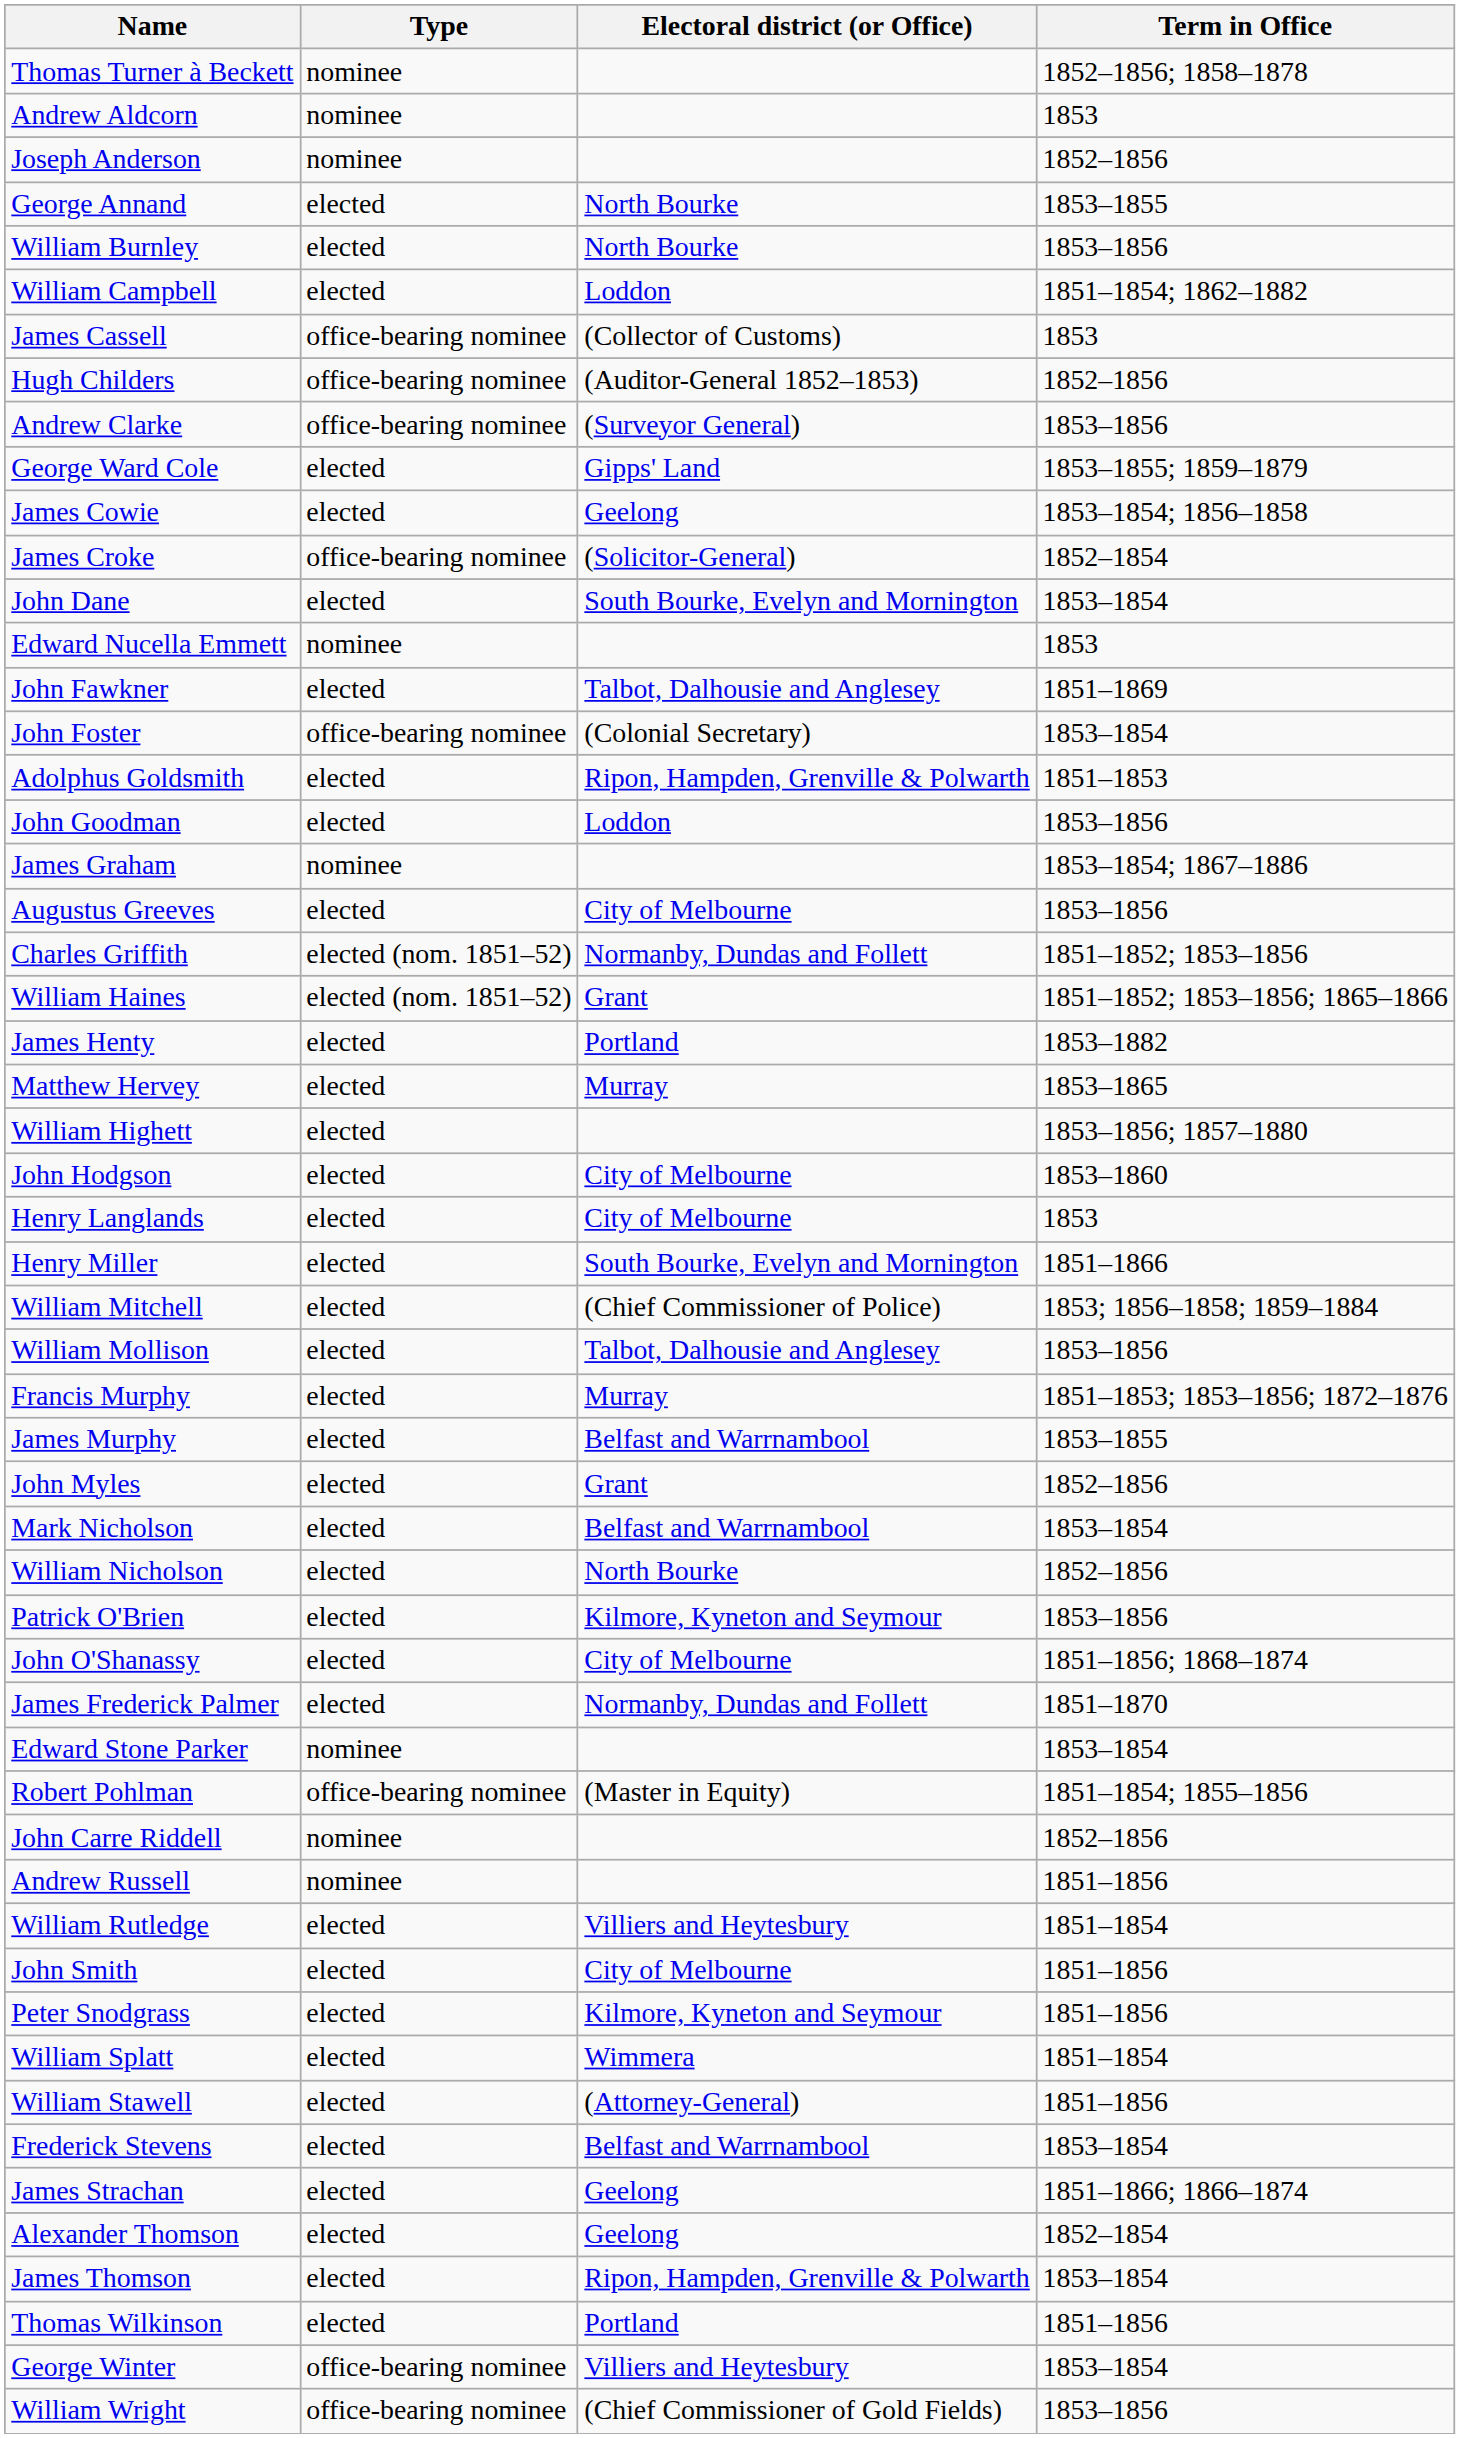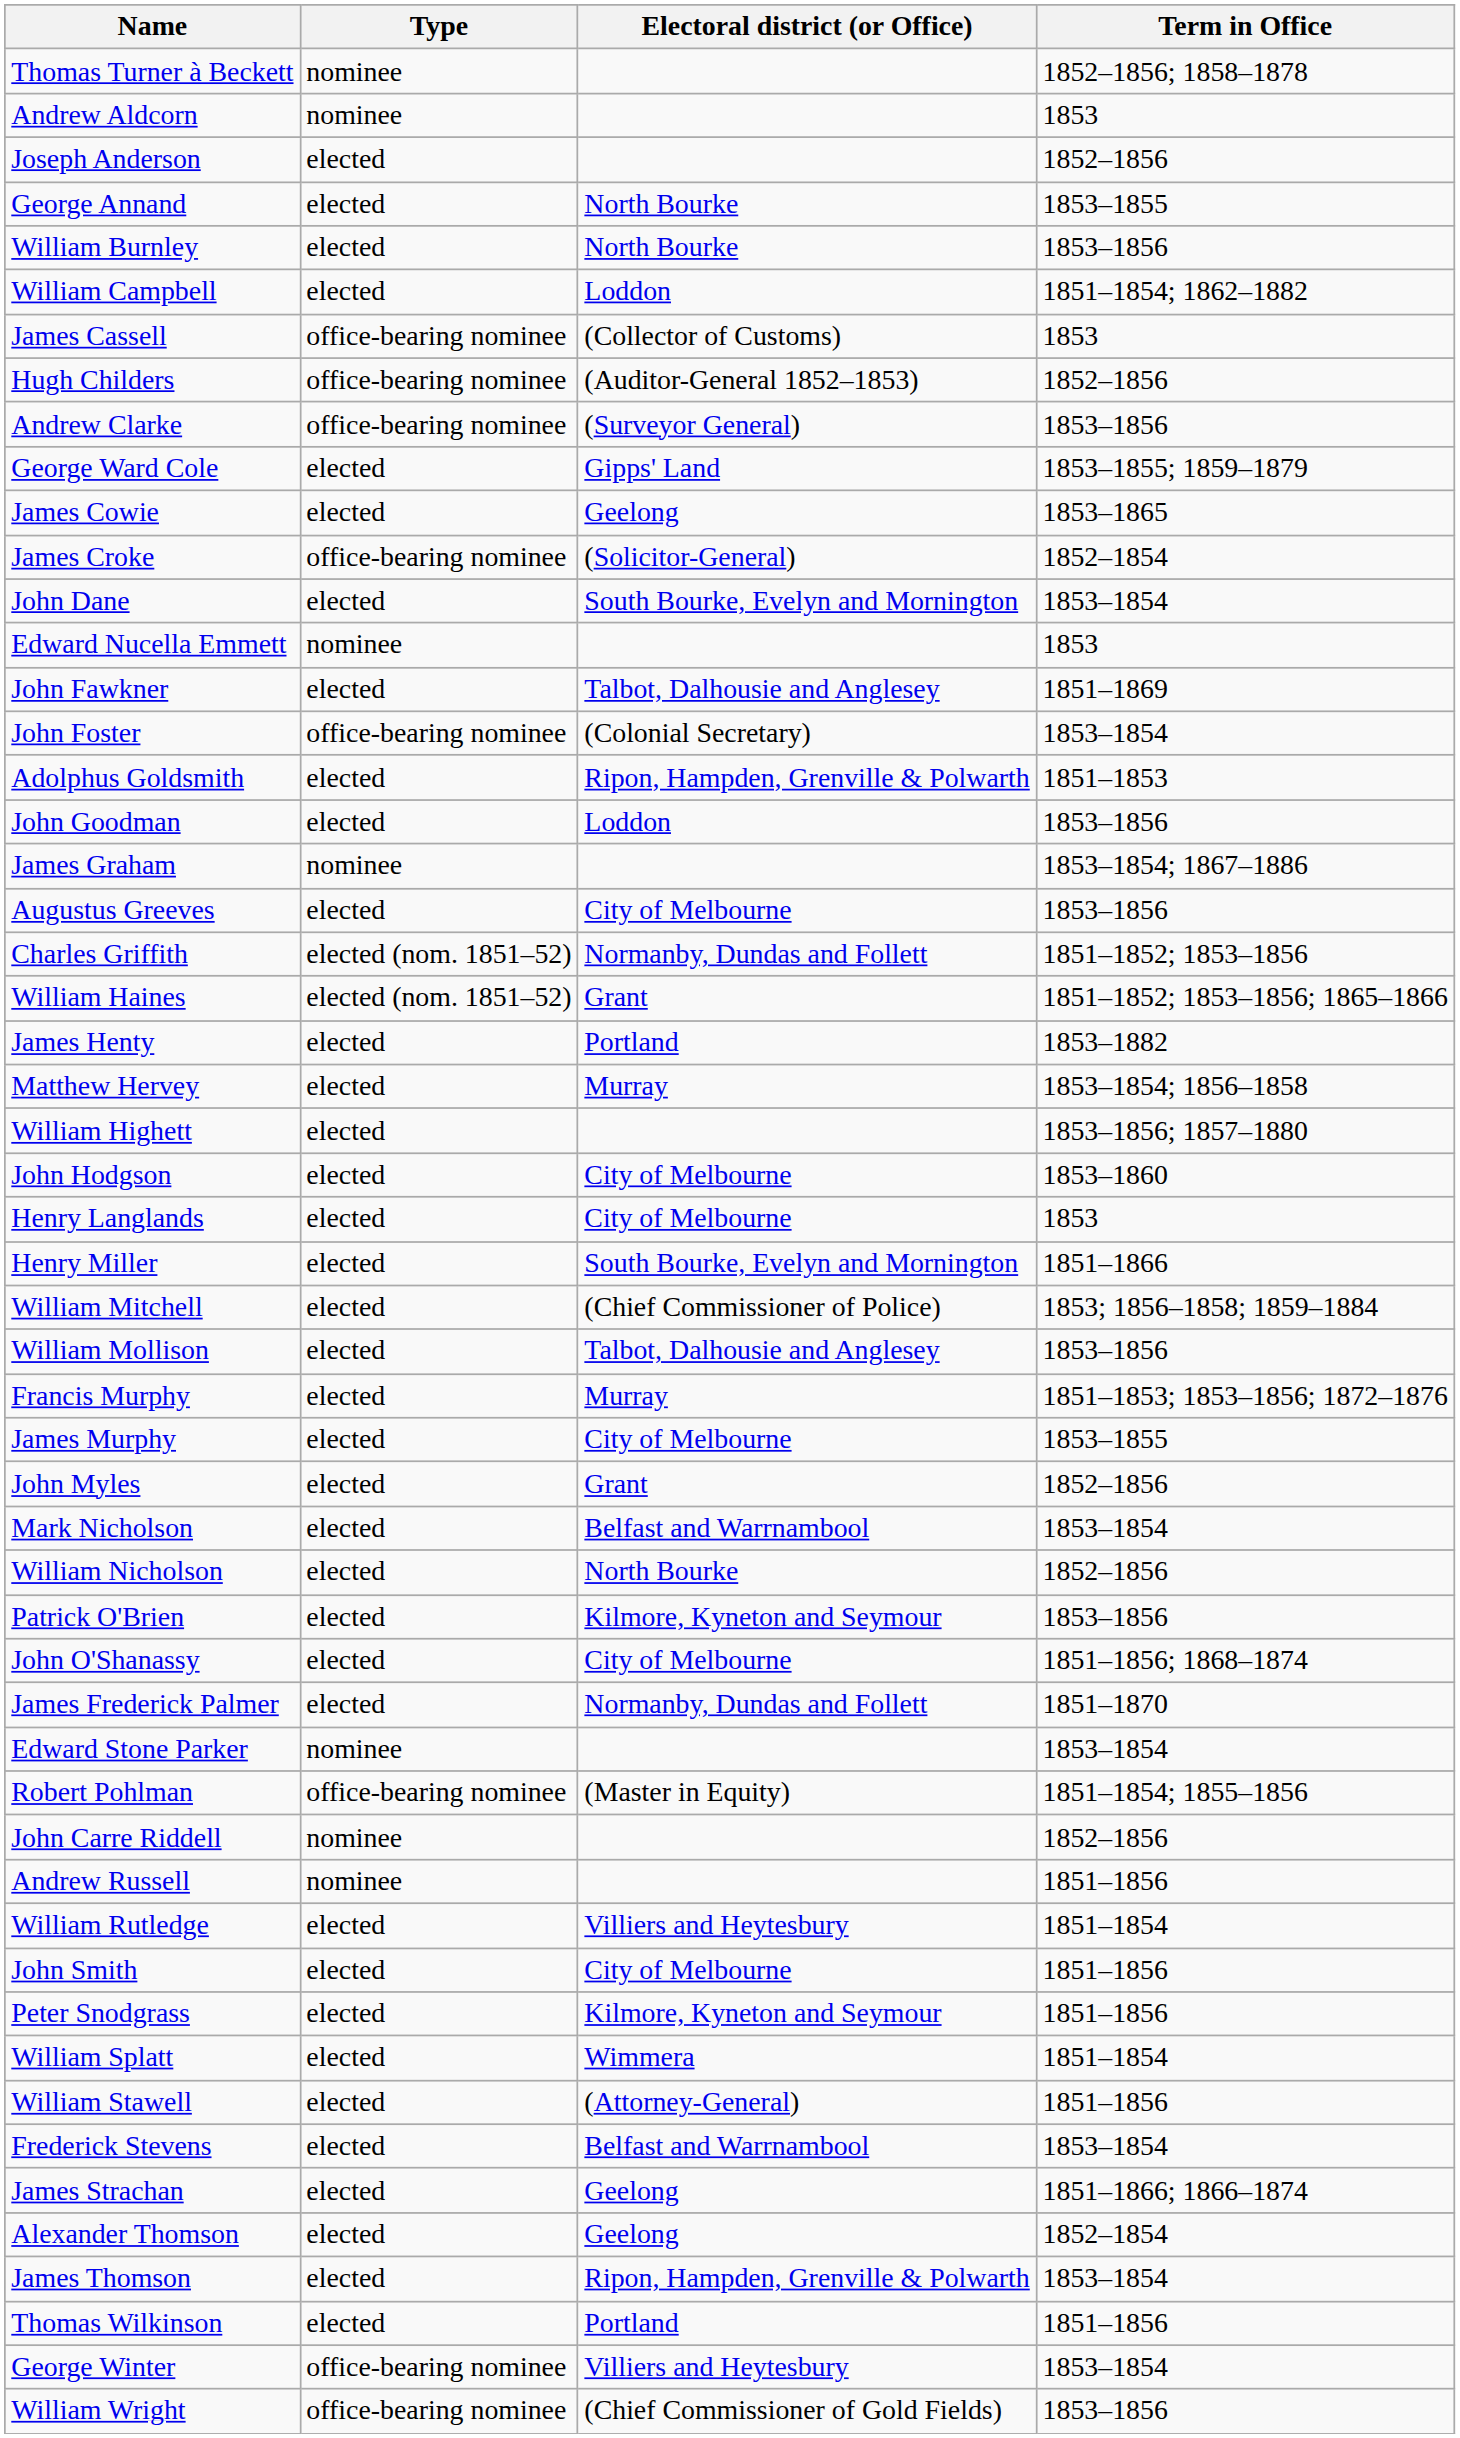(354, 159) nominee -> (346, 159) elected
(1175, 512) 1853–1854; 1856–1858 -> (1105, 512) 1853–1865
(1105, 1086) 1853–1865 -> (1175, 1086) 1853–1854; 1856–1858
(727, 1439) Belfast and Warrnambool -> (688, 1439) City of Melbourne
